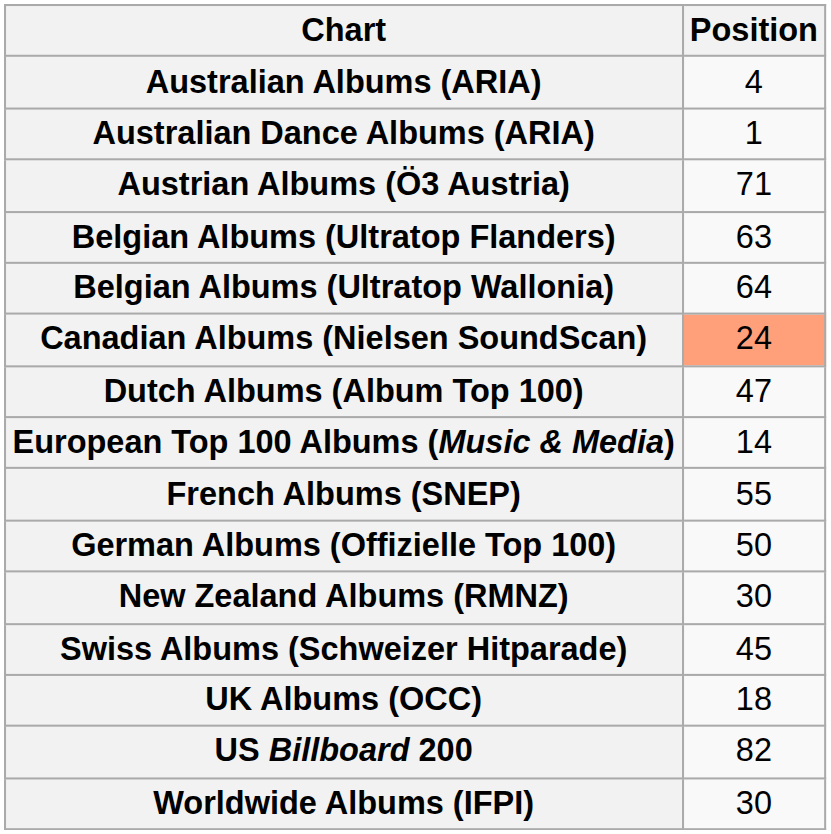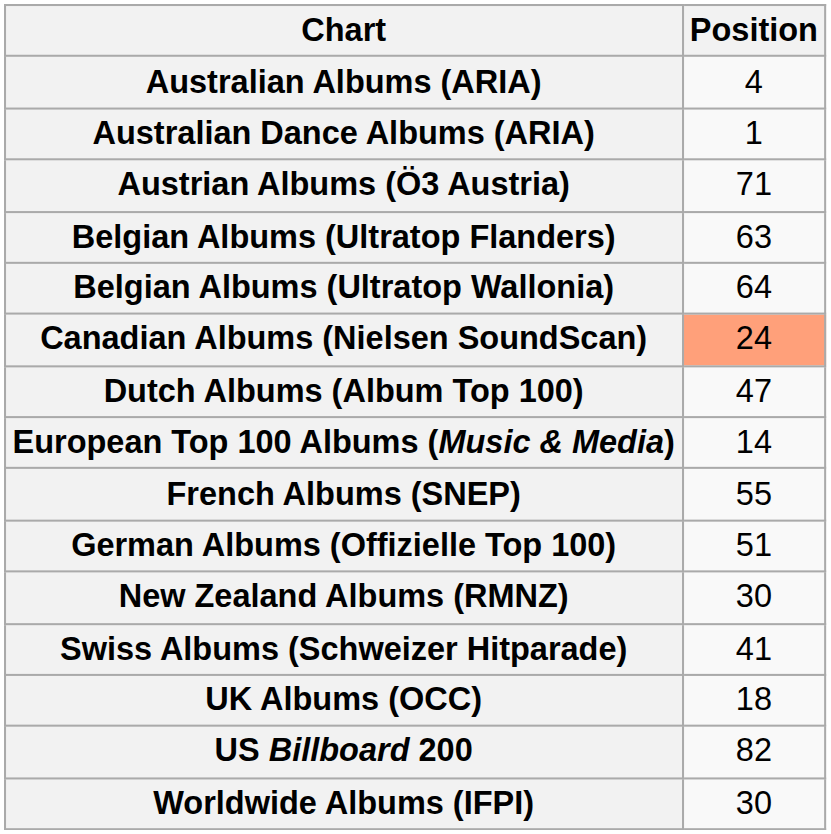(754, 545) 50 -> (754, 545) 51
(754, 648) 45 -> (754, 648) 41
